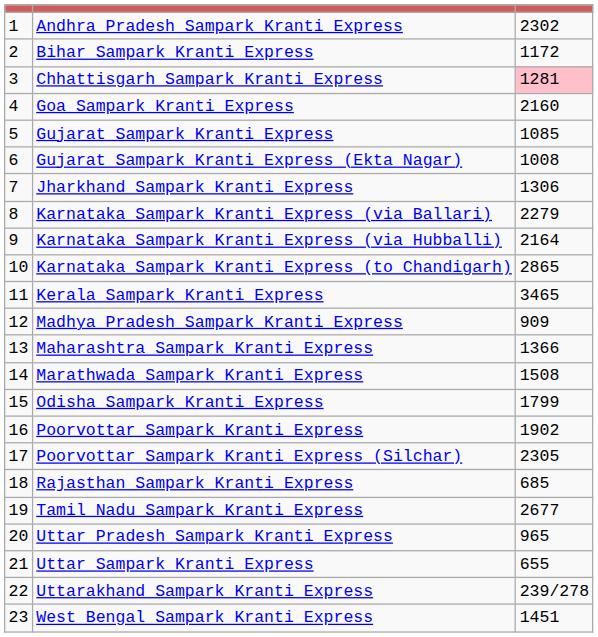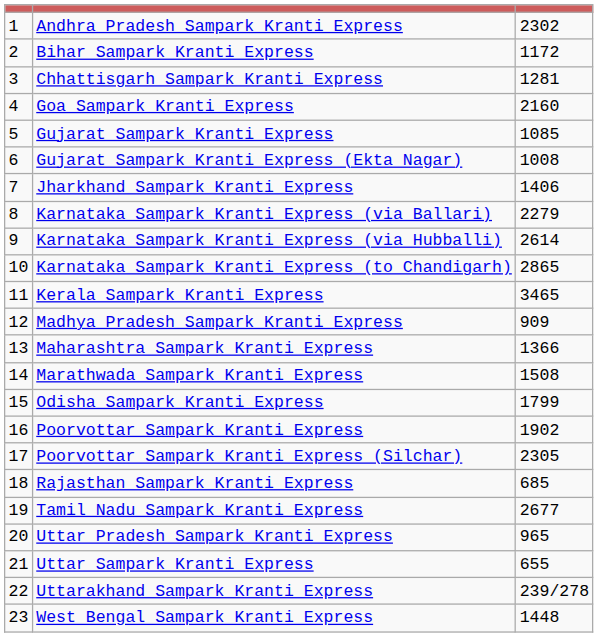(540, 80) pink background -> (540, 80) no background
(540, 187) 1306 -> (540, 187) 1406
(540, 241) 2164 -> (540, 241) 2614
(540, 618) 1451 -> (540, 618) 1448
